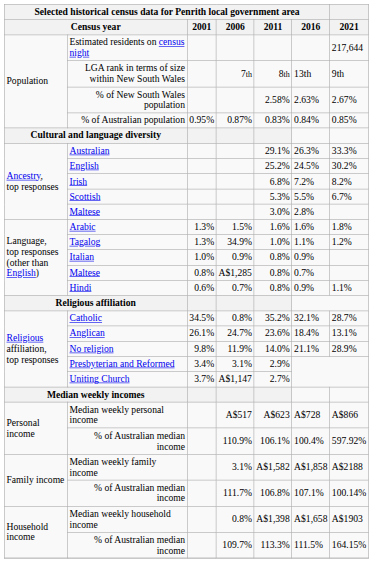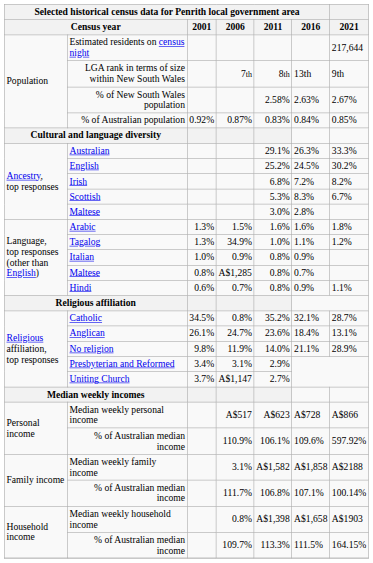(202, 120) 0.95% -> (202, 120) 0.92%
(304, 196) 5.5% -> (304, 196) 8.3%
(309, 441) 100.4% -> (309, 441) 109.6%
